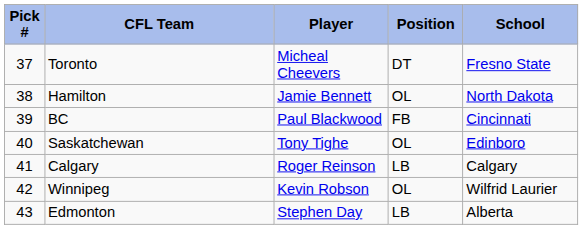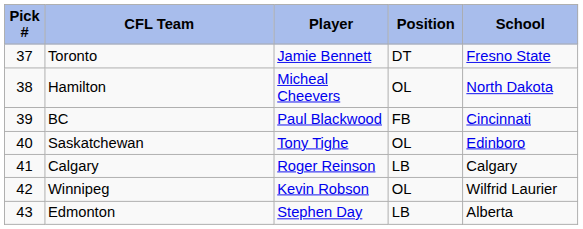(309, 64) Micheal Cheevers -> (324, 56) Jamie Bennett
(324, 95) Jamie Bennett -> (309, 87) Micheal Cheevers
